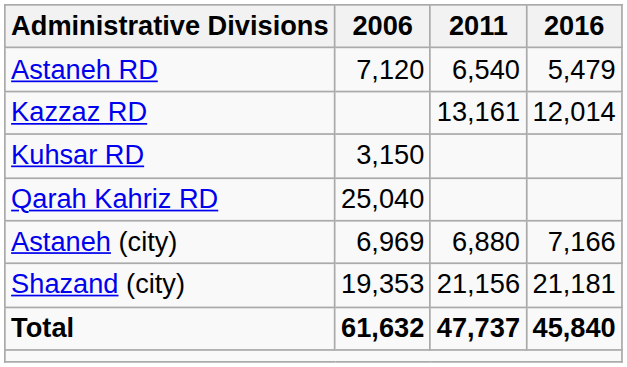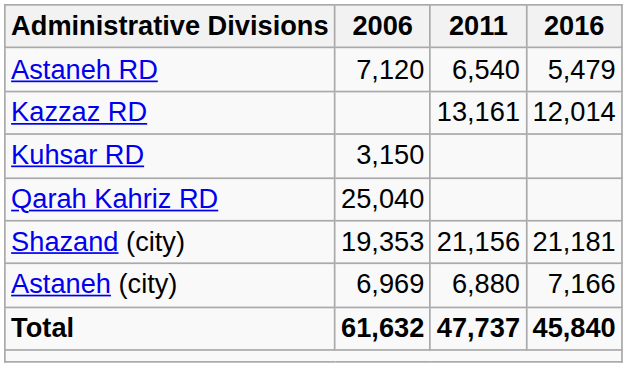rows swapped: (94, 241) <-> (98, 284)
